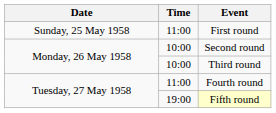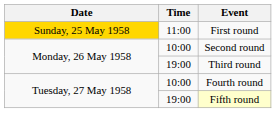(82, 30) no background -> (82, 30) gold background
(178, 64) 10:00 -> (178, 64) 19:00
(178, 82) 11:00 -> (178, 82) 10:00
